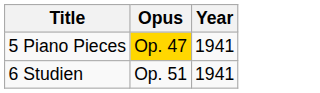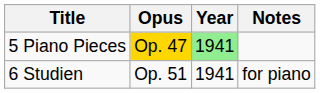+ column: (277, 18)
(215, 46) no background -> (215, 46) lightgreen background
